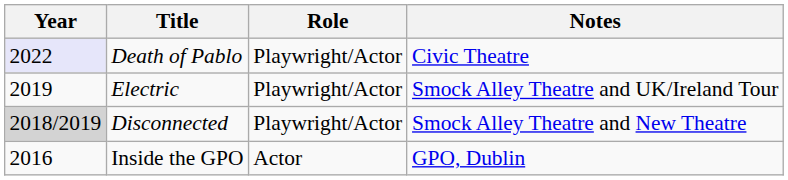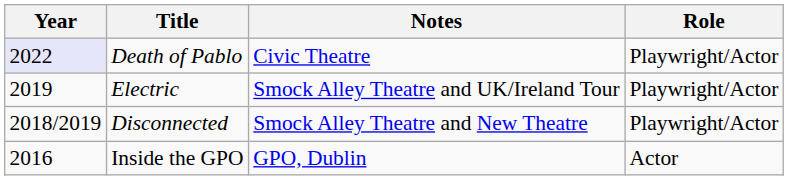columns swapped: (328, 21) <-> (595, 21)
(55, 123) lightgrey background -> (55, 123) no background
